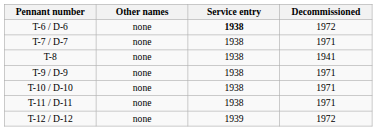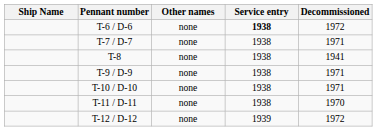+ column: (41, 12)
(326, 103) 1971 -> (335, 103) 1970
